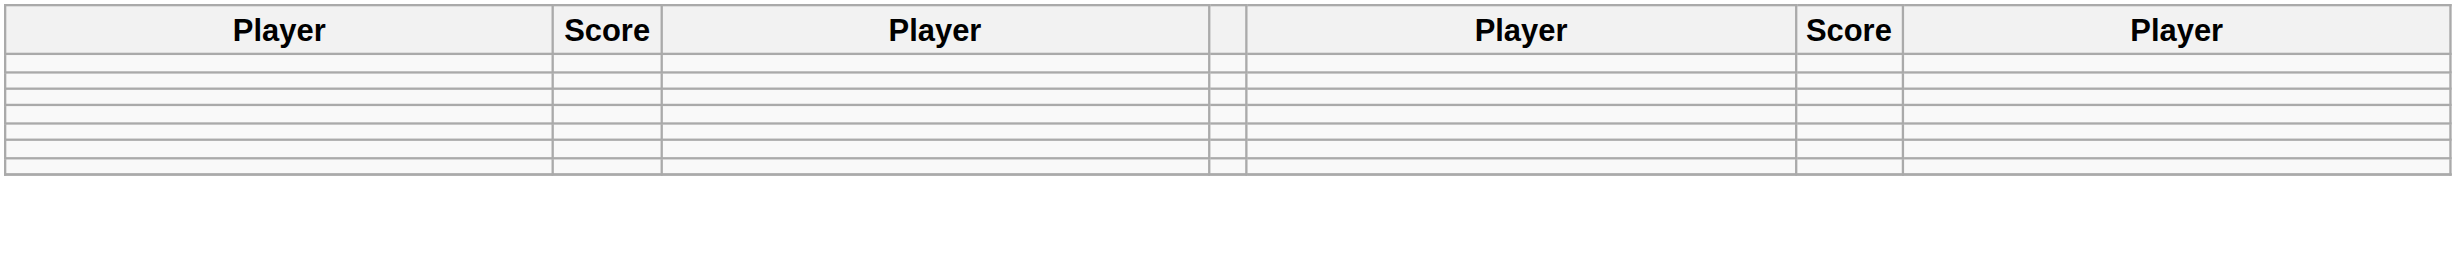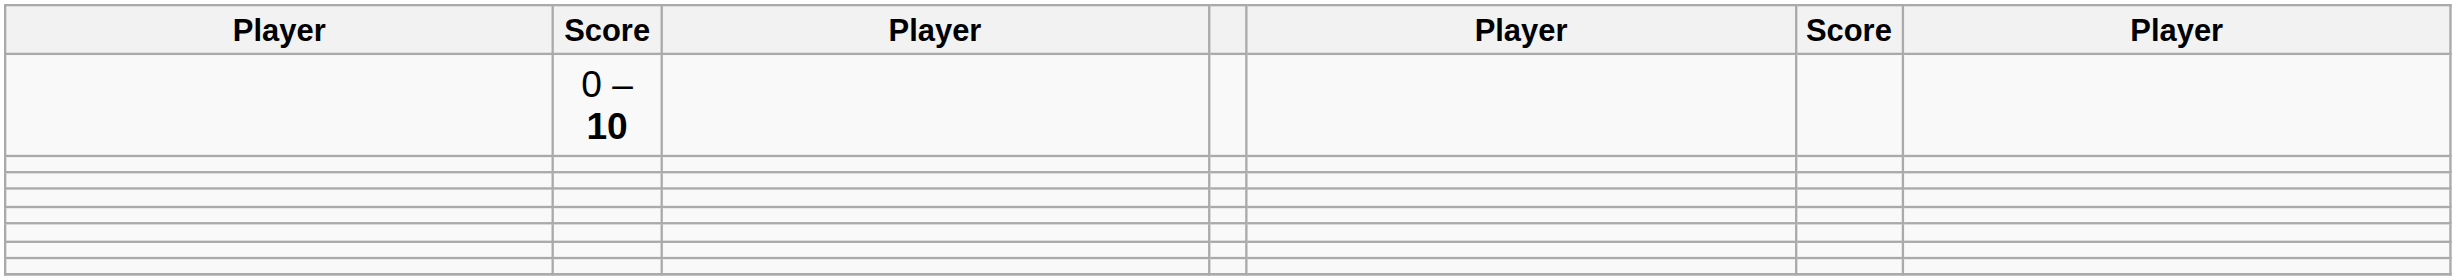+ row: (279, 105)
